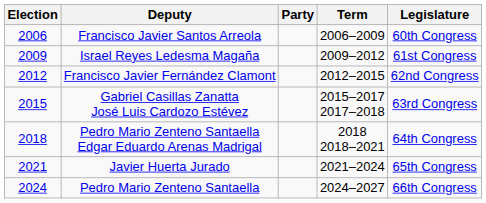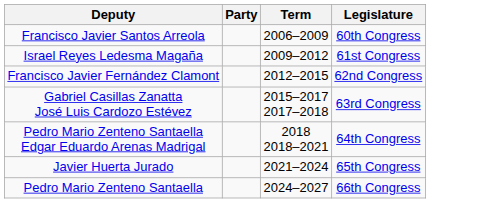- column: (33, 14)
